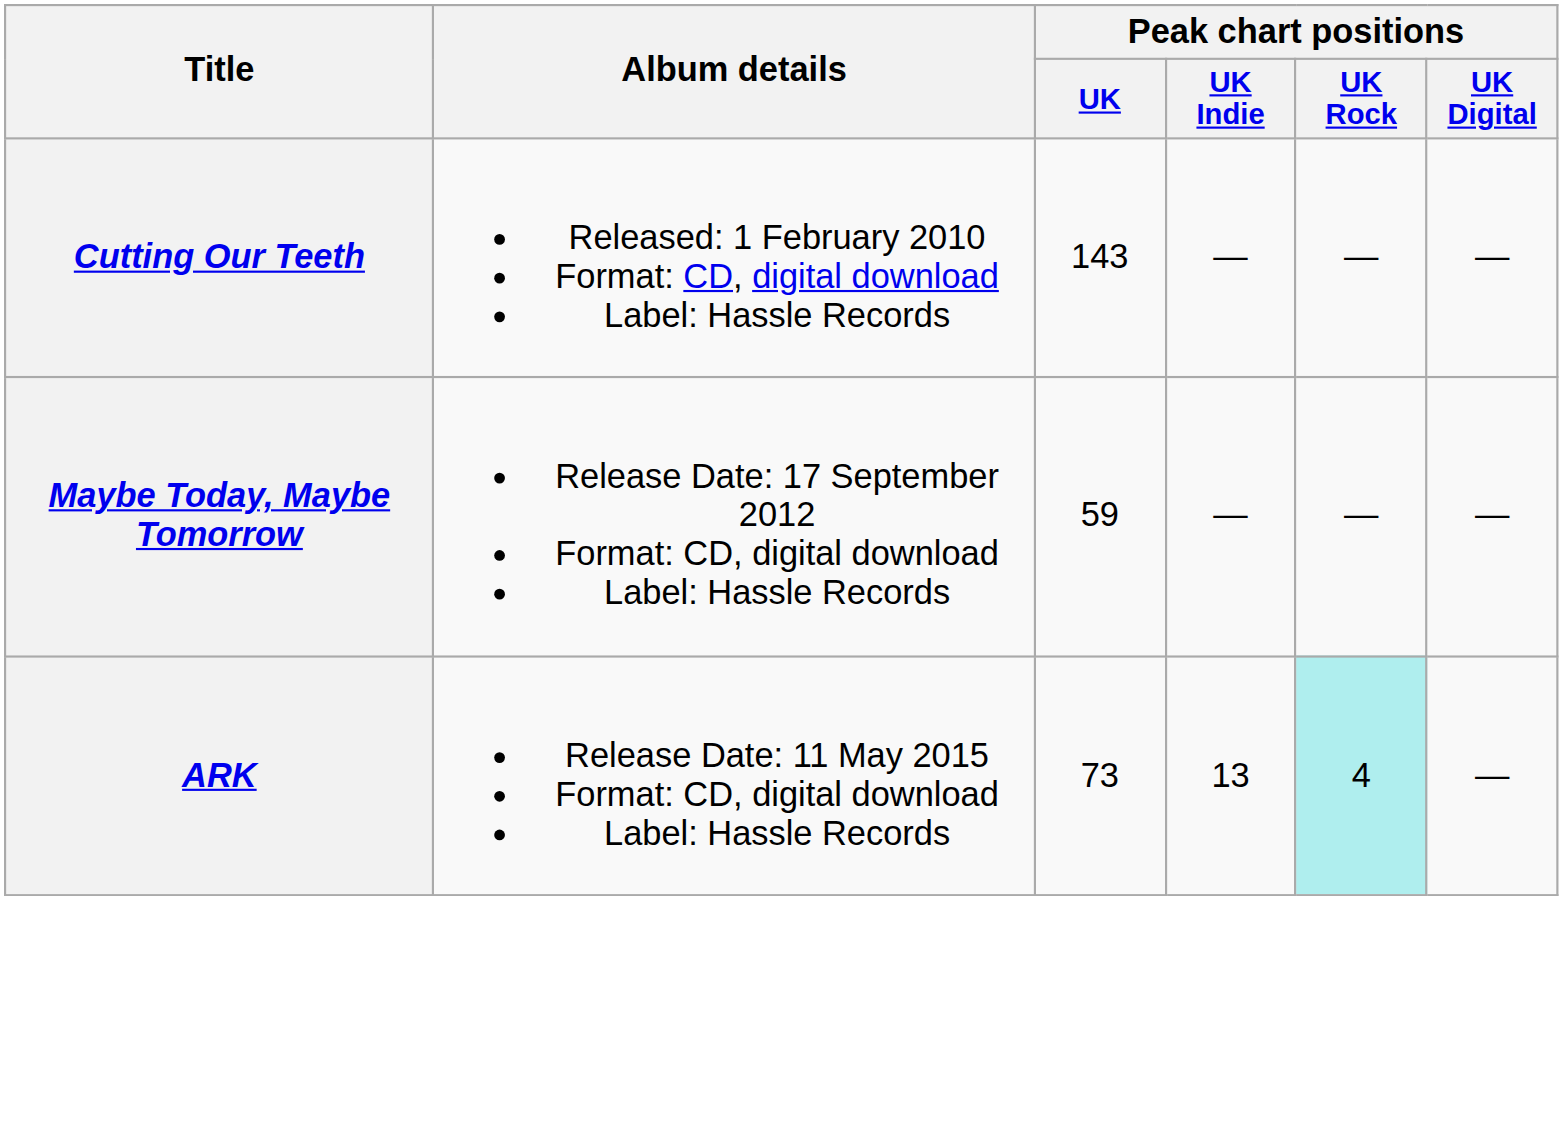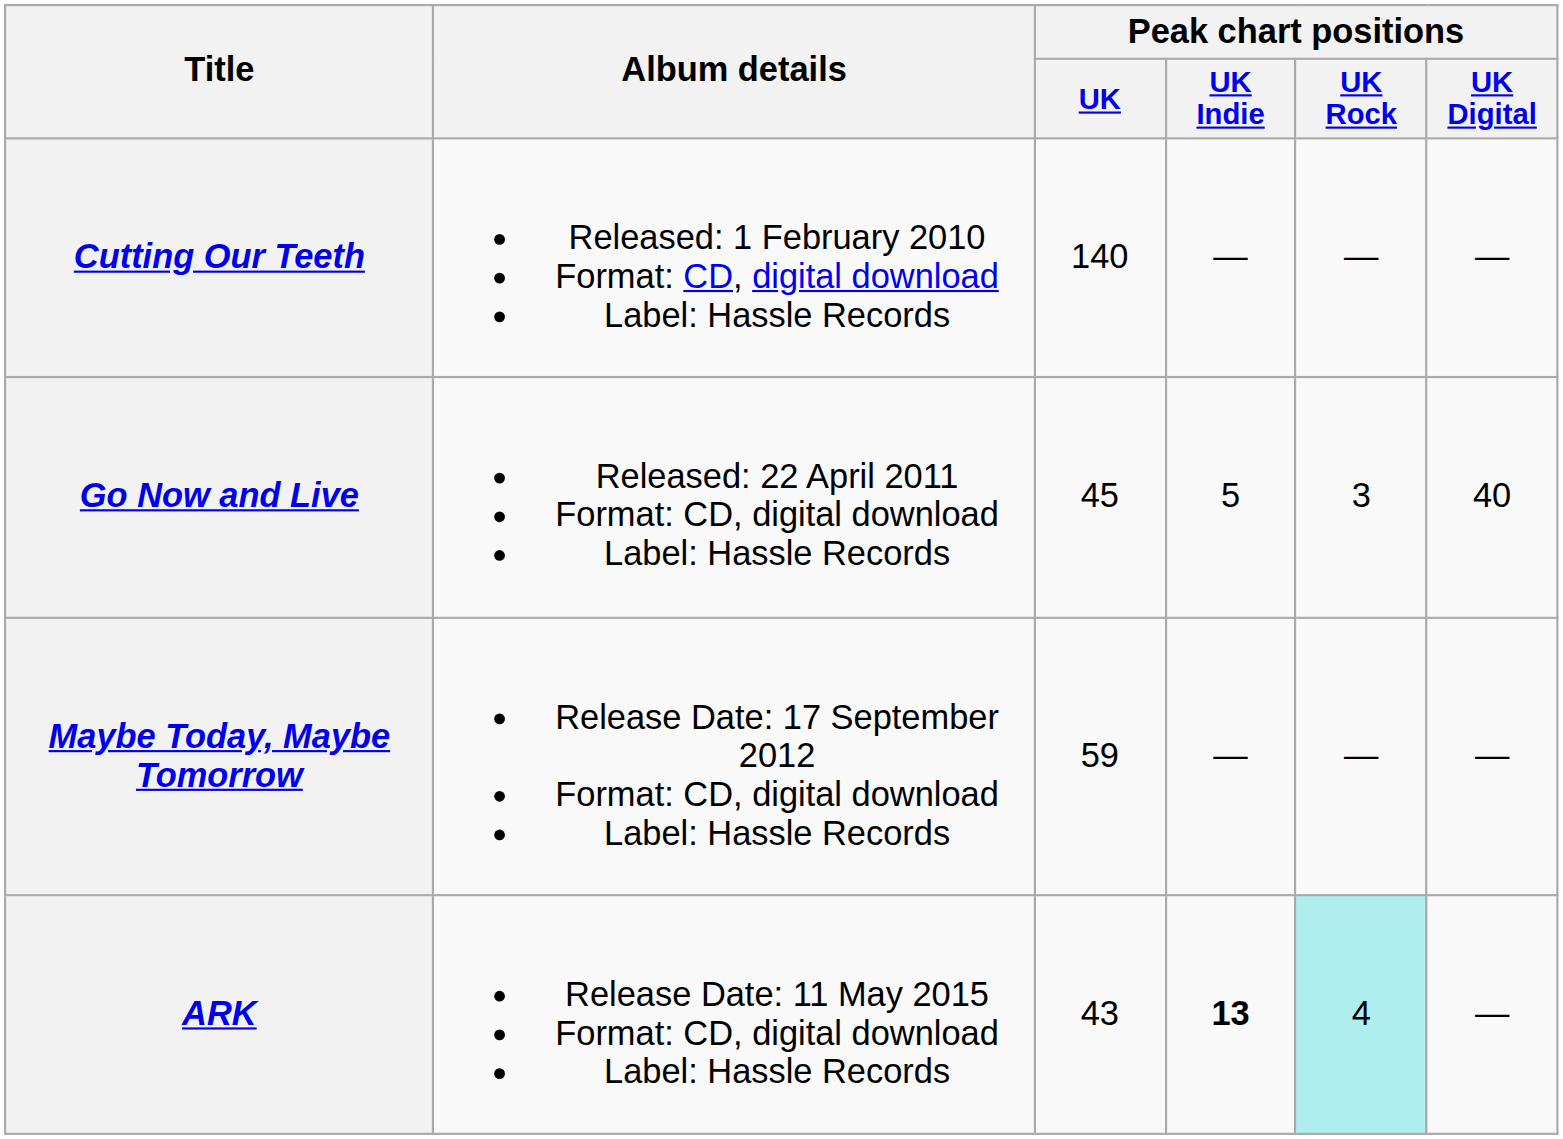(1100, 257) 143 -> (1100, 257) 140
+ row: (219, 496)
(1100, 774) 73 -> (1100, 1014) 43
(1231, 774) normal -> (1231, 1014) bold
